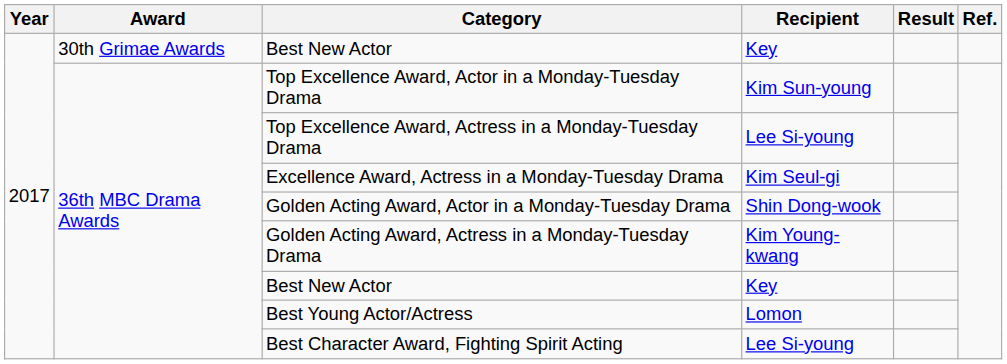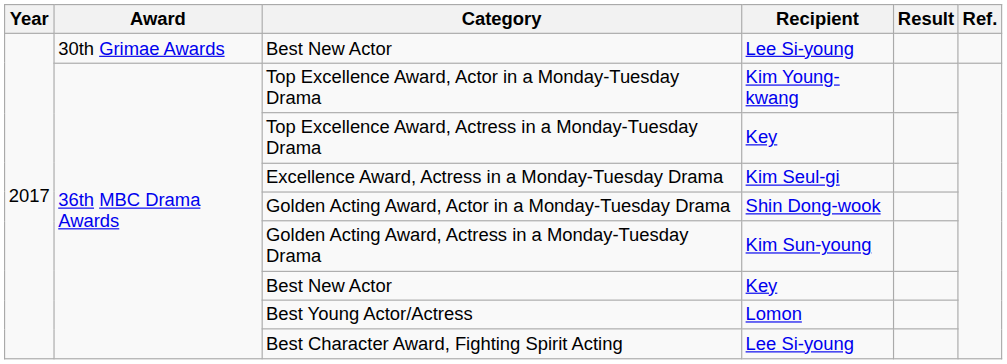(761, 48) Key -> (800, 48) Lee Si-young
(809, 87) Kim Sun-young -> (793, 87) Kim Young-kwang
(800, 137) Lee Si-young -> (761, 137) Key
(793, 245) Kim Young-kwang -> (809, 245) Kim Sun-young
